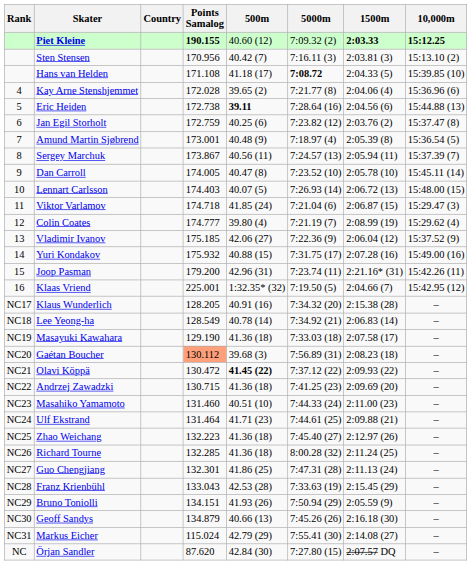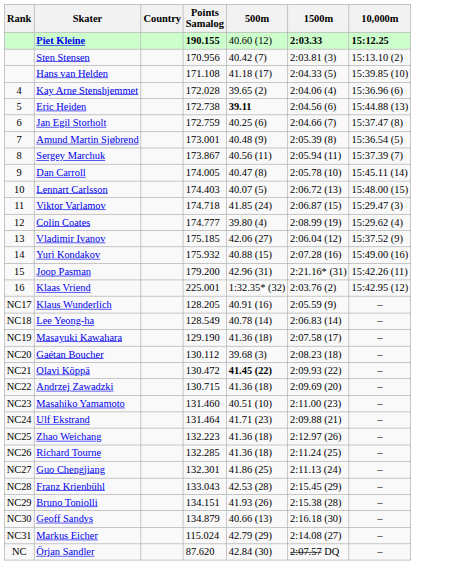- column: (316, 18)
(369, 123) 2:03.76 (2) -> (313, 123) 2:04.66 (7)
(369, 288) 2:04.66 (7) -> (313, 288) 2:03.76 (2)
(372, 304) 2:15.38 (28) -> (313, 304) 2:05.59 (9)
(202, 354) lightsalmon background -> (202, 354) no background
(369, 502) 2:05.59 (9) -> (316, 502) 2:15.38 (28)
